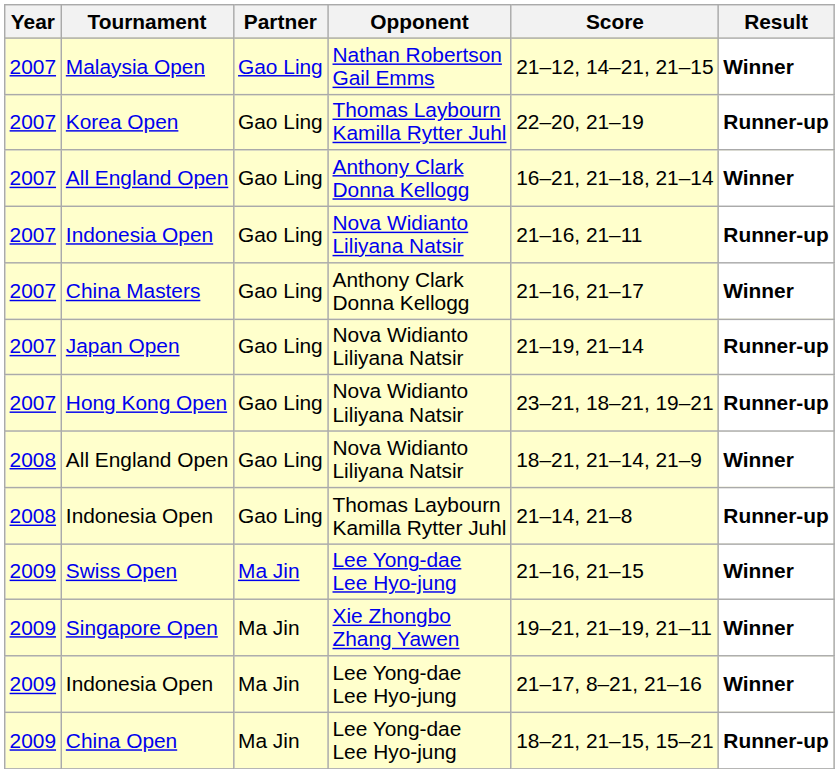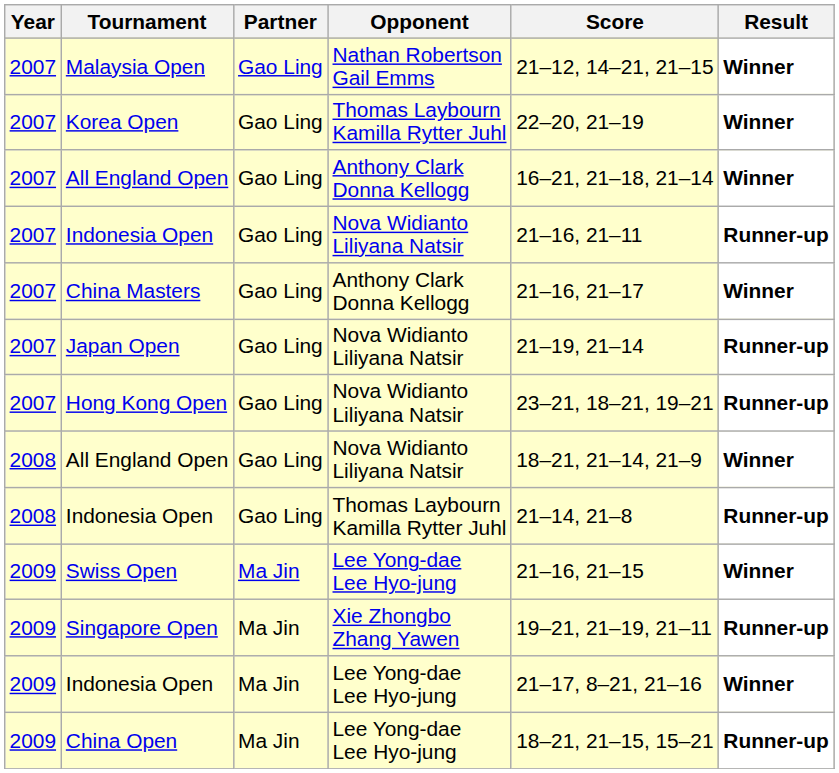(776, 122) Runner-up -> (759, 122) Winner
(759, 628) Winner -> (776, 628) Runner-up
